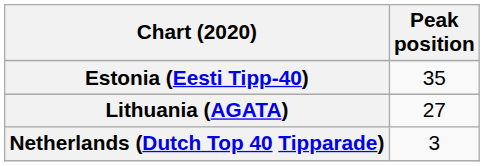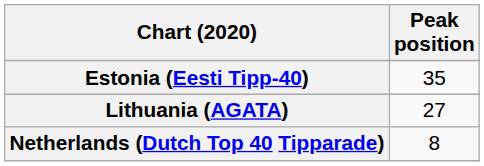(434, 143) 3 -> (434, 143) 8
